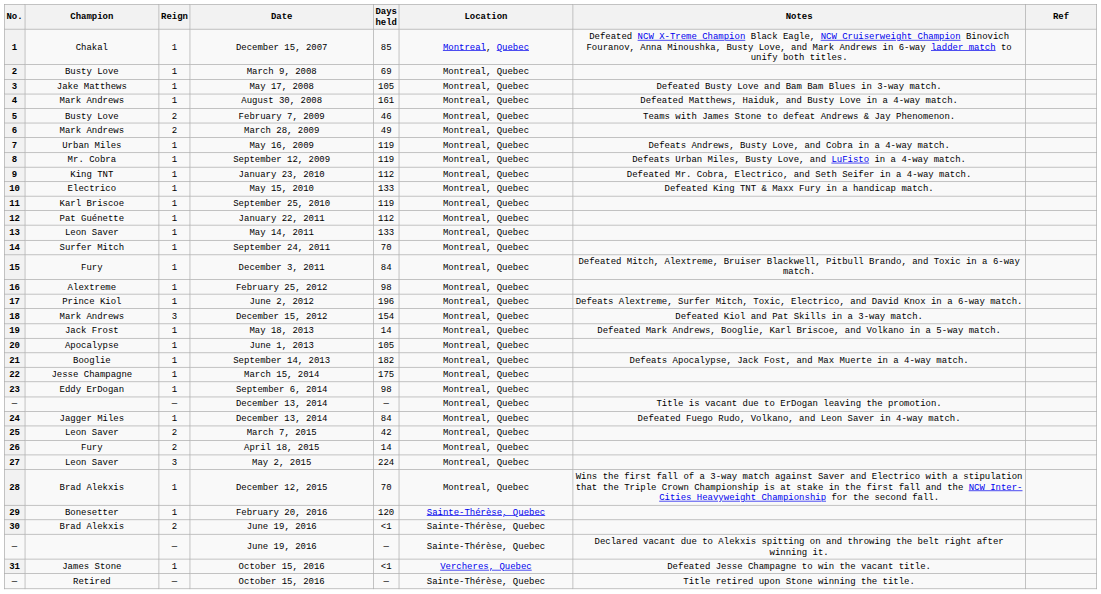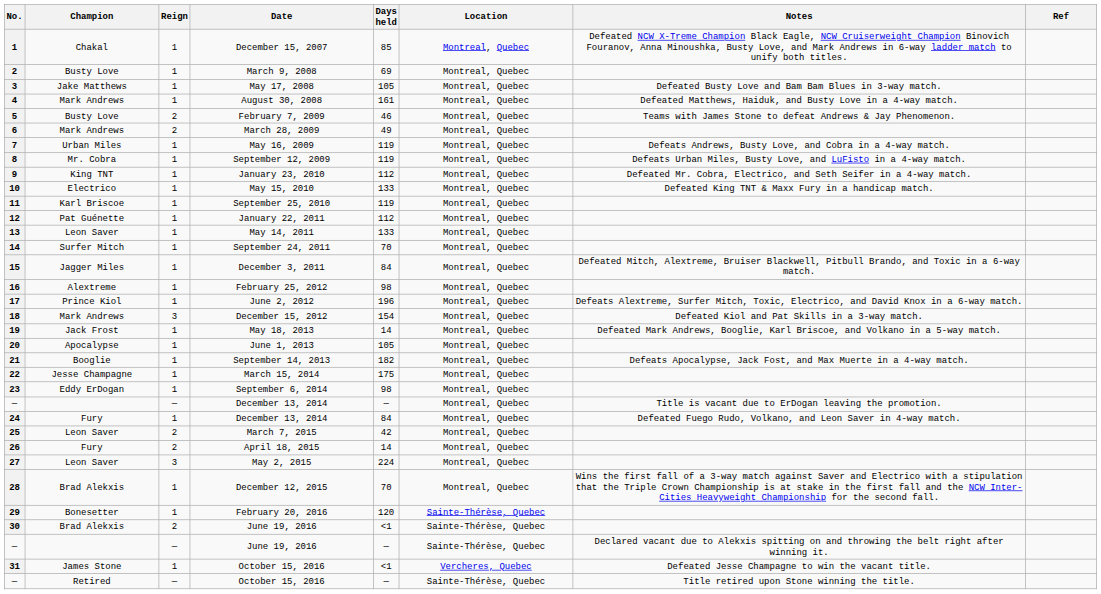(92, 267) Fury -> (92, 267) Jagger Miles
(92, 419) Jagger Miles -> (92, 419) Fury
